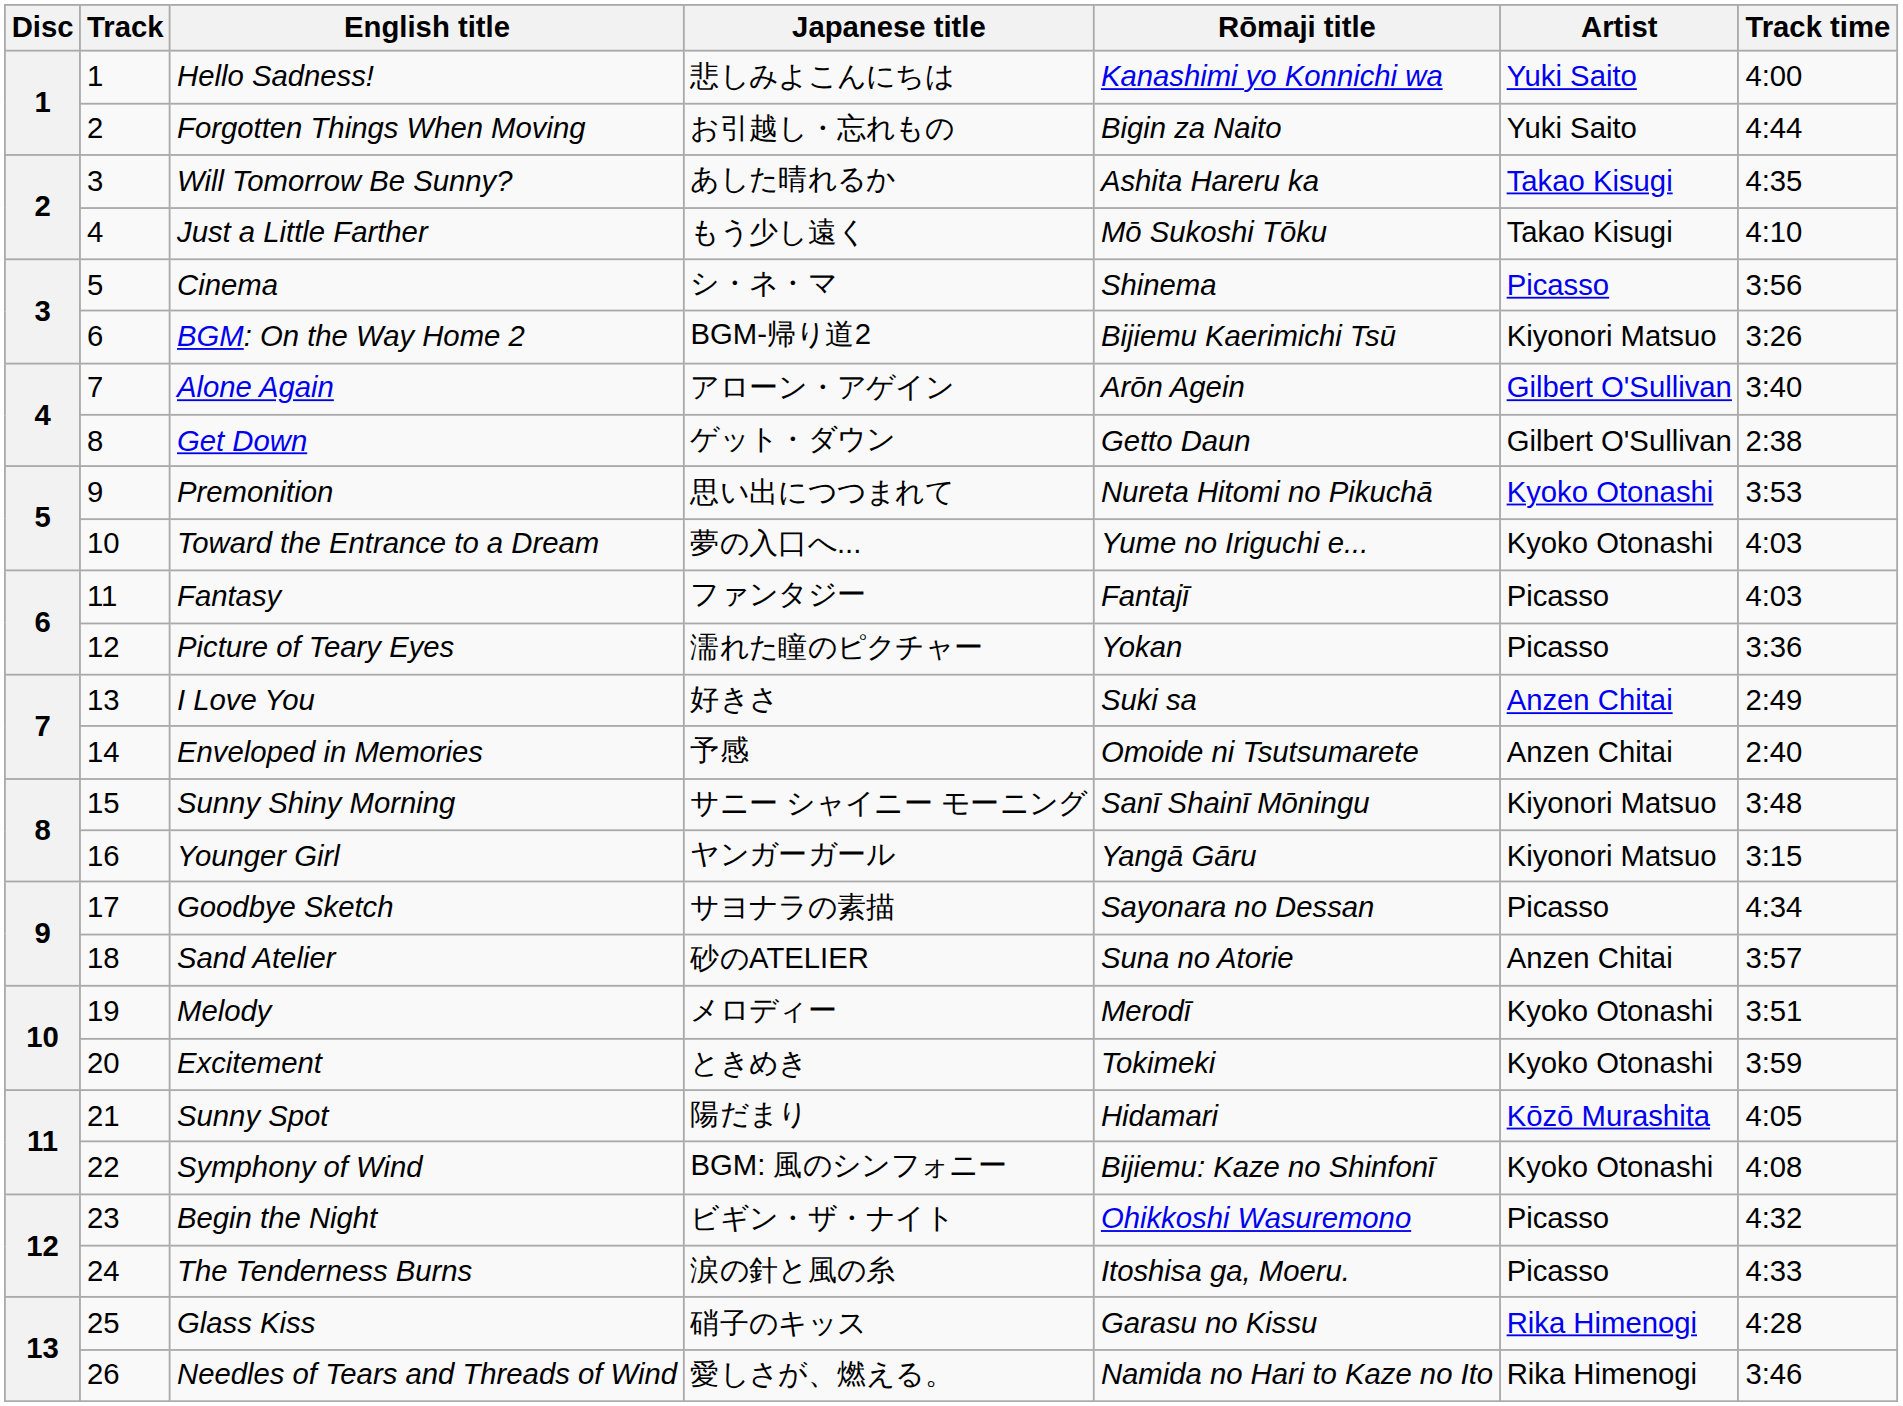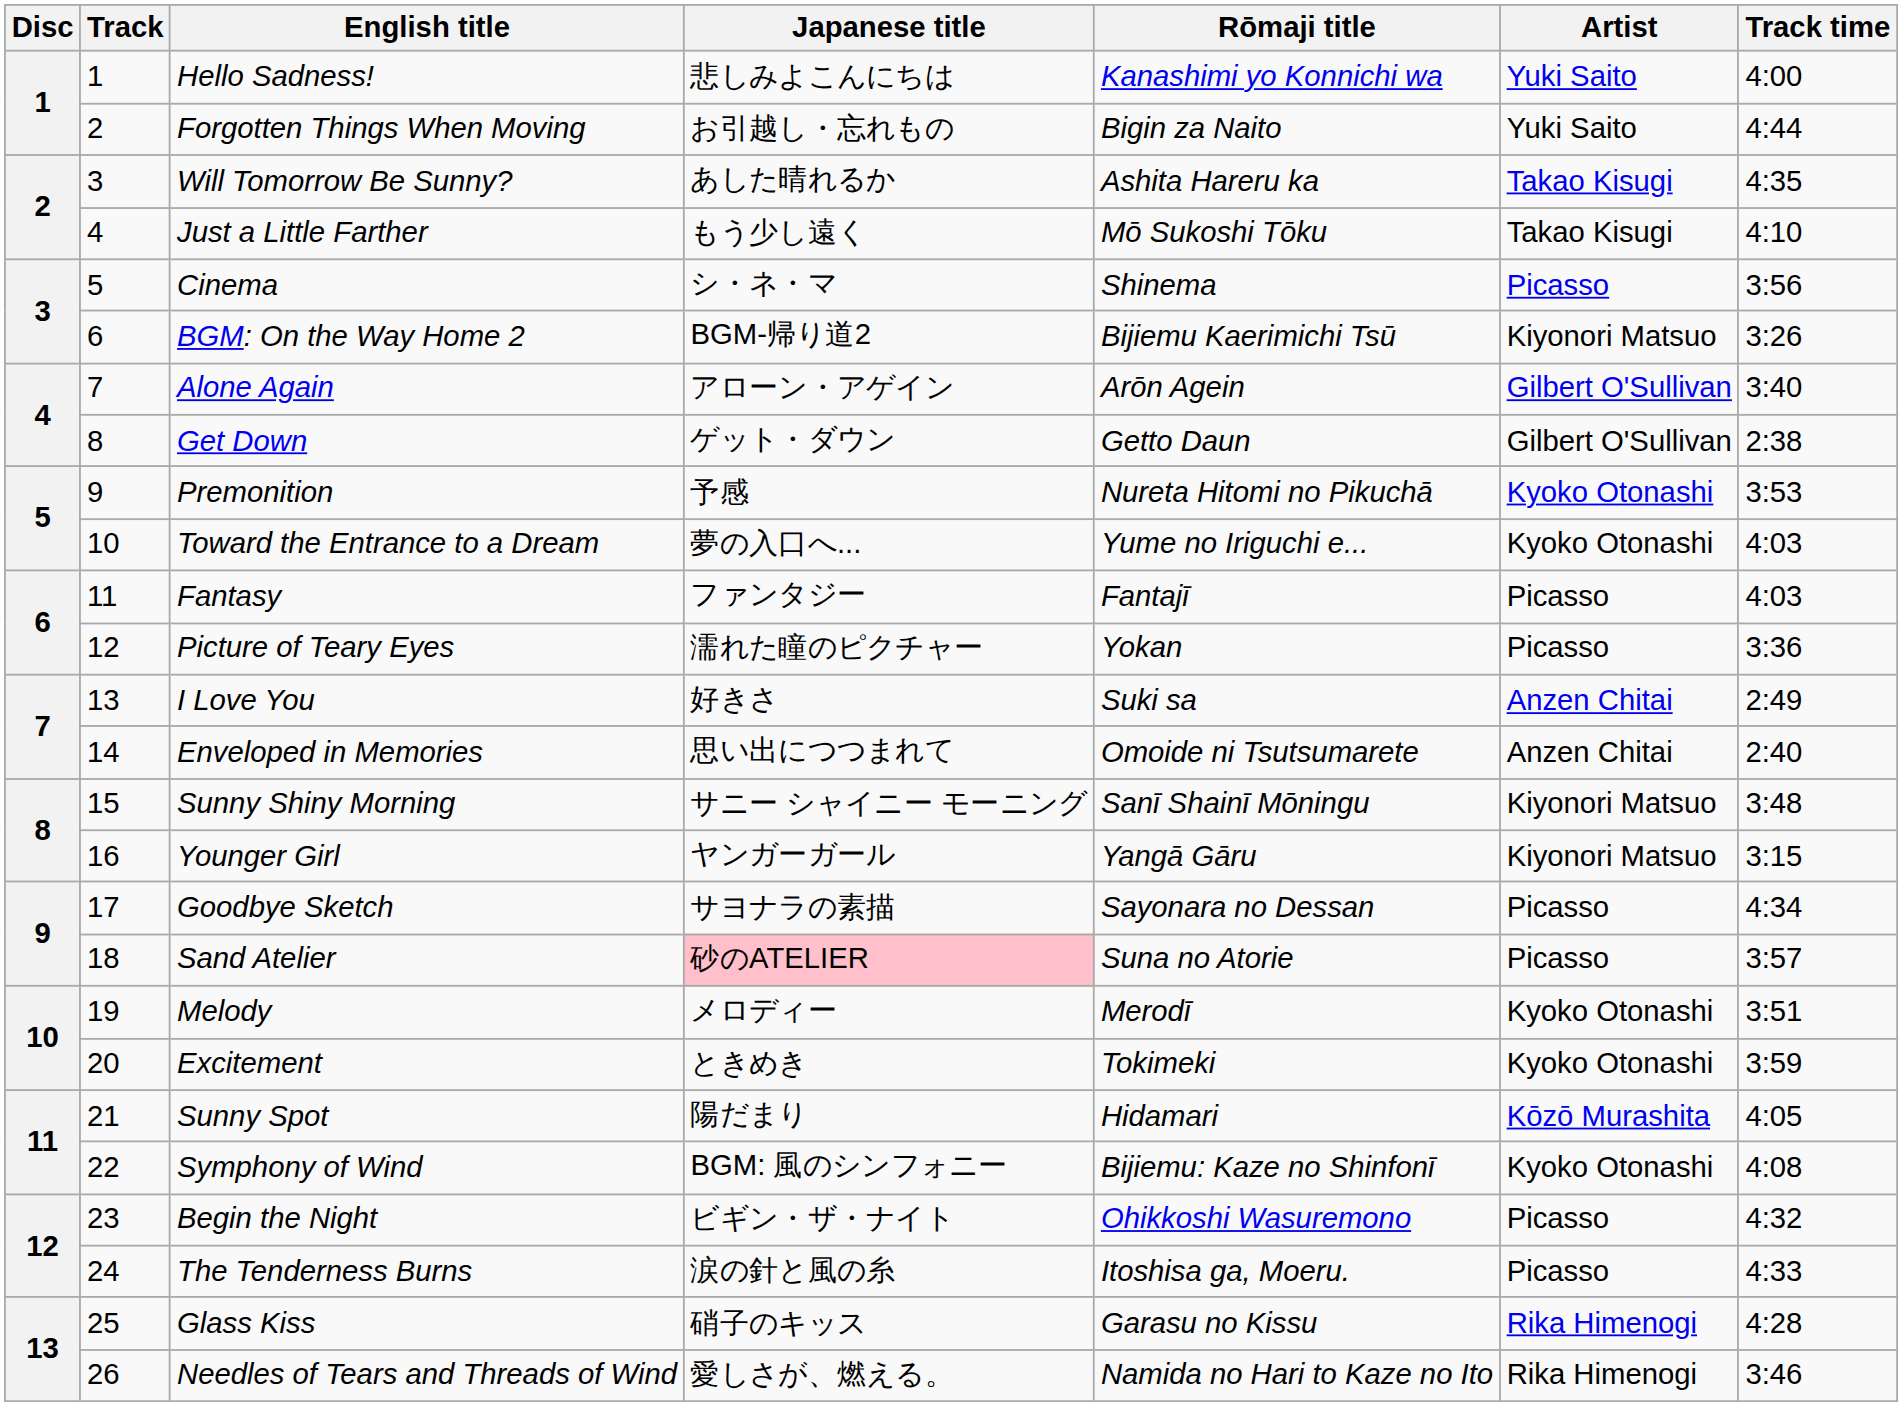(822, 491) 思い出につつまれて -> (720, 491) 予感
(720, 751) 予感 -> (822, 751) 思い出につつまれて
(780, 958) no background -> (780, 958) pink background
(1590, 959) Anzen Chitai -> (1558, 959) Picasso
